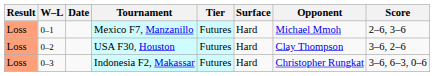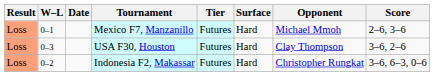(47, 47) 0–2 -> (47, 47) 0–3
(47, 63) 0–3 -> (47, 63) 0–2
